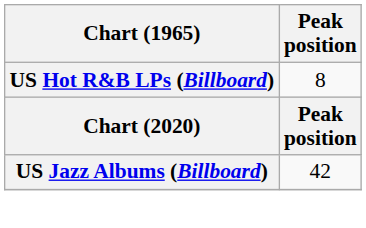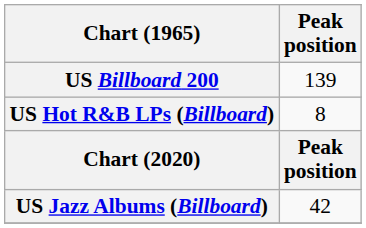+ row: (142, 79)
